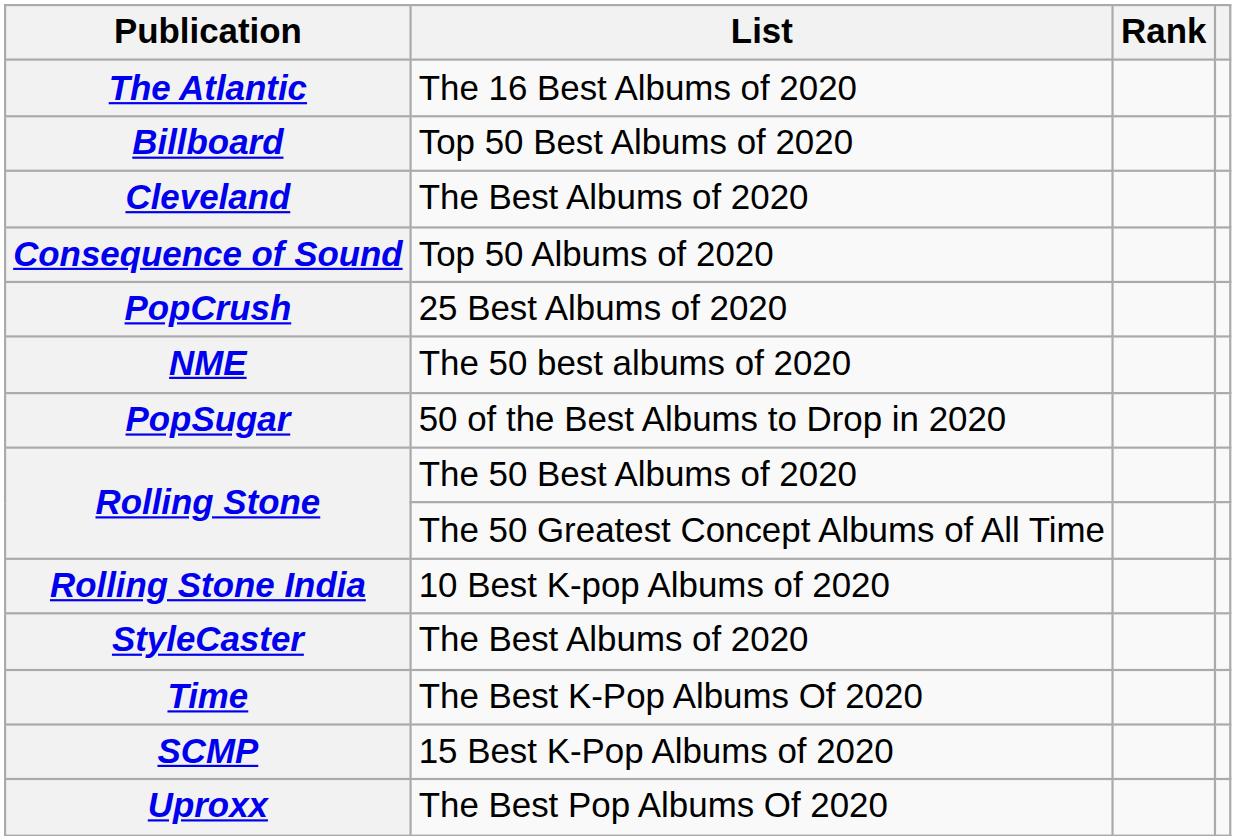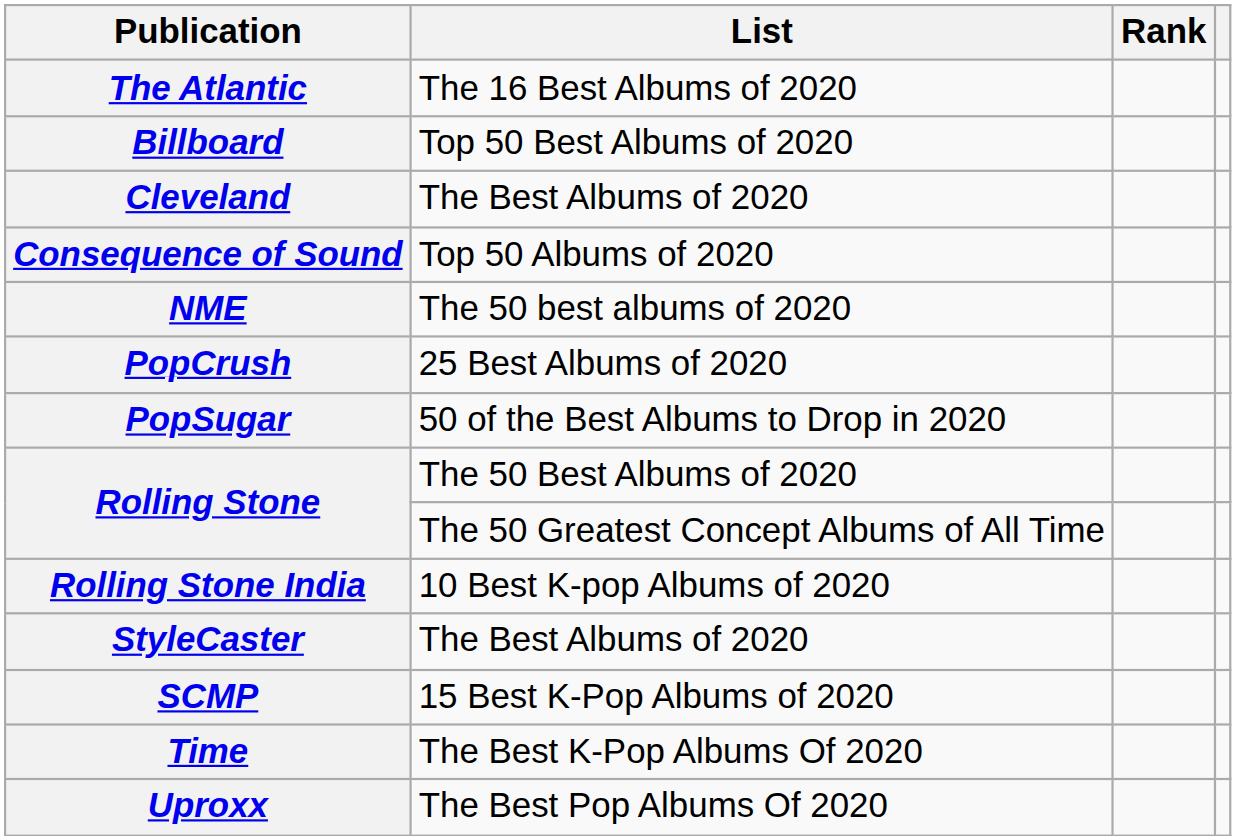rows swapped: (208, 364) <-> (208, 308)
rows swapped: (208, 751) <-> (208, 695)
